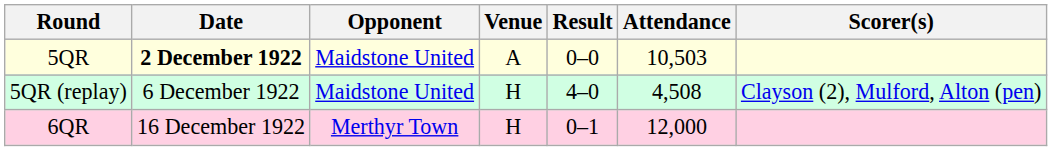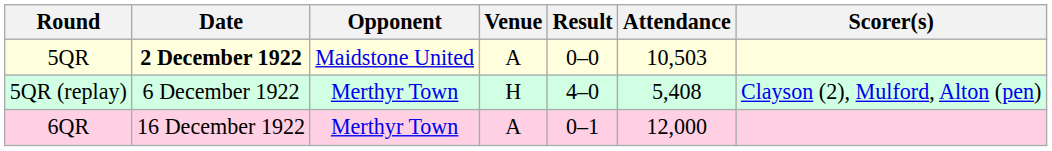(395, 92) Maidstone United -> (395, 92) Merthyr Town
(677, 92) 4,508 -> (677, 92) 5,408
(513, 127) H -> (513, 127) A
